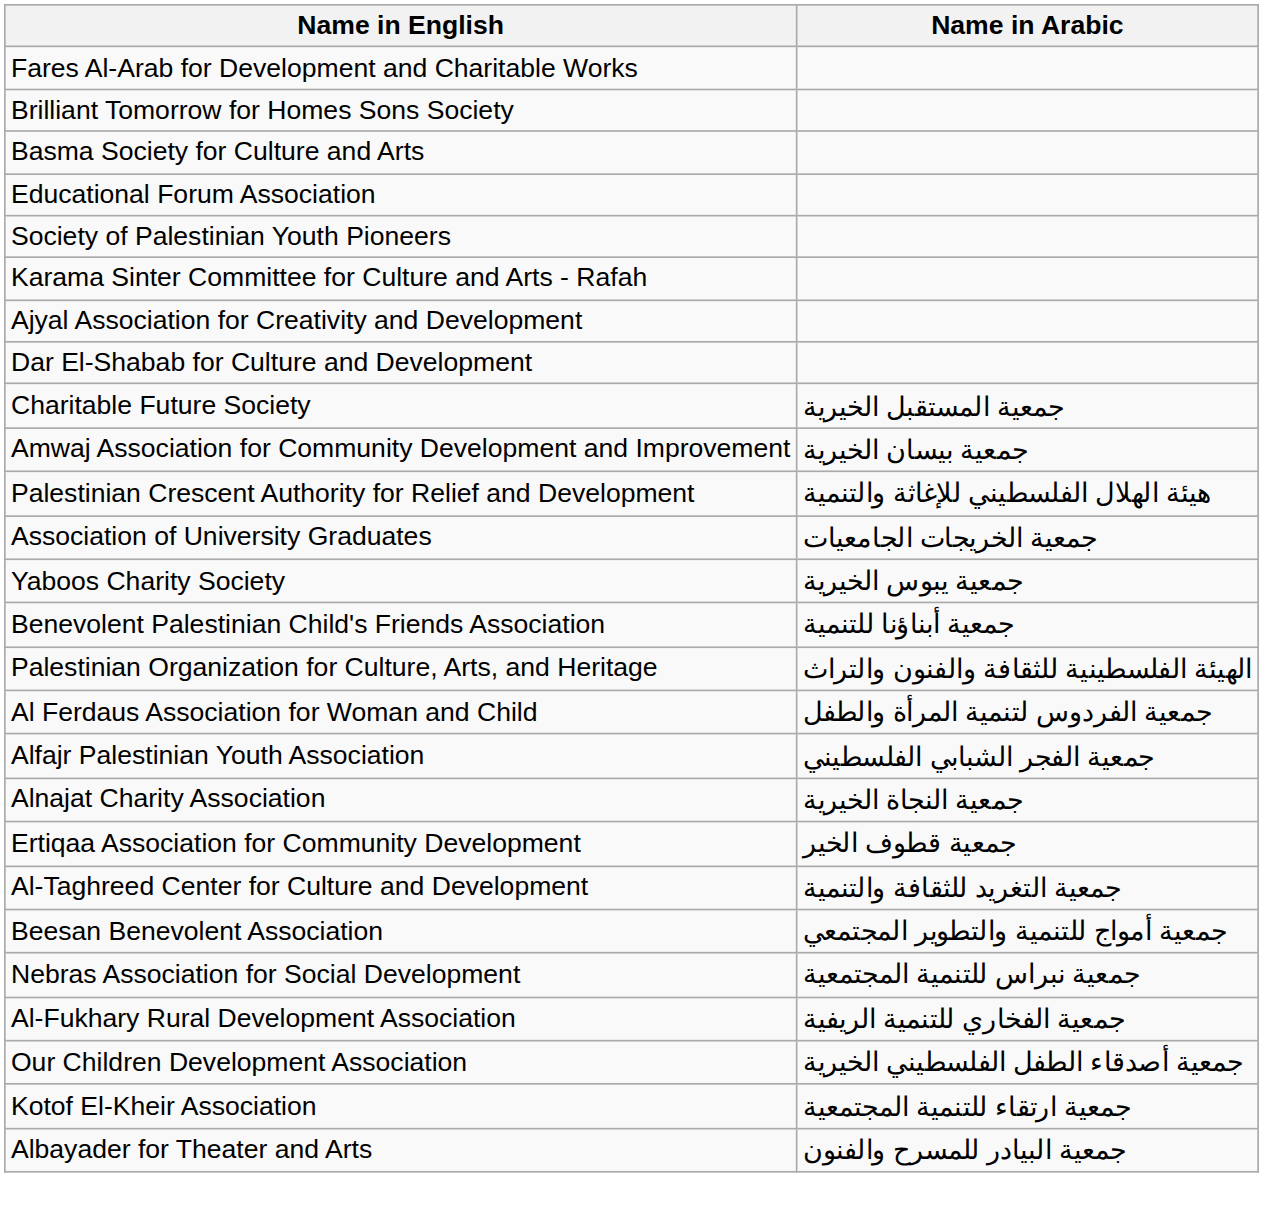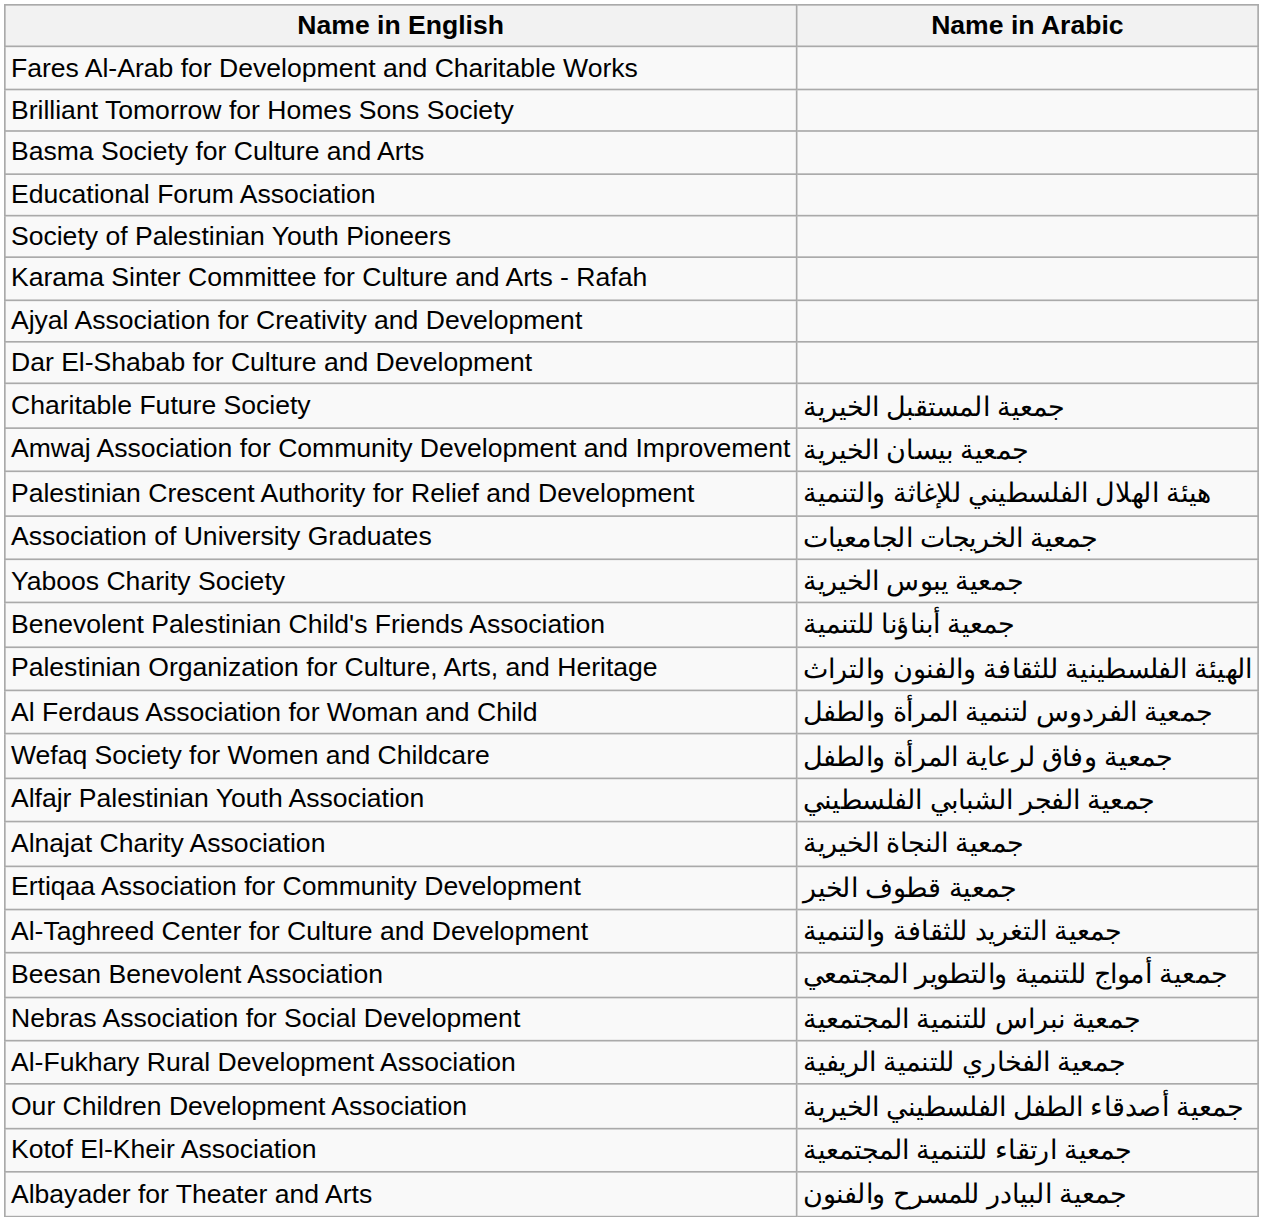+ row: (250, 755)
